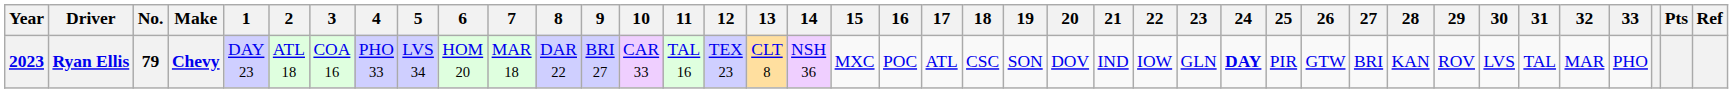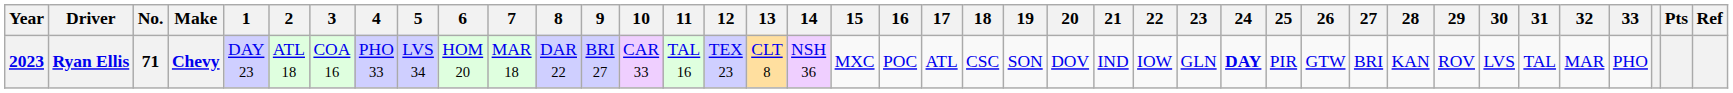(151, 60) 79 -> (151, 60) 71
